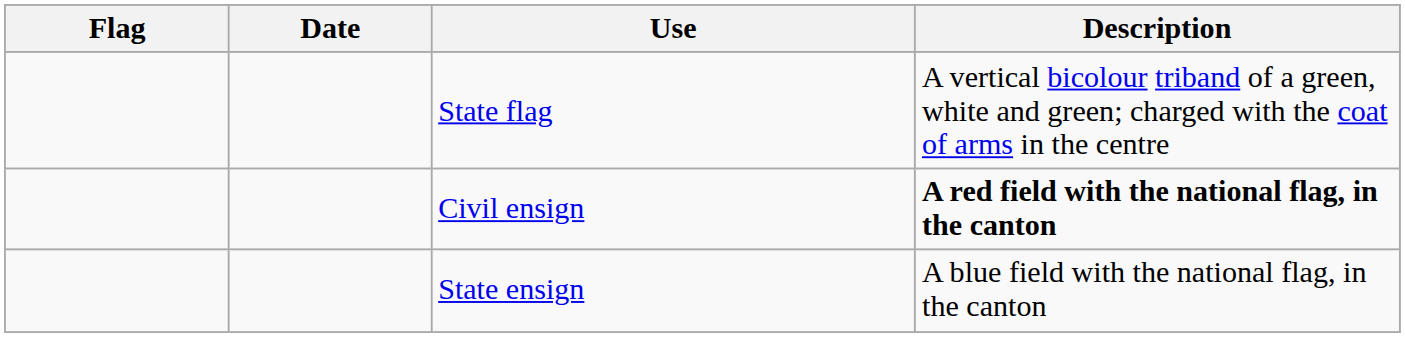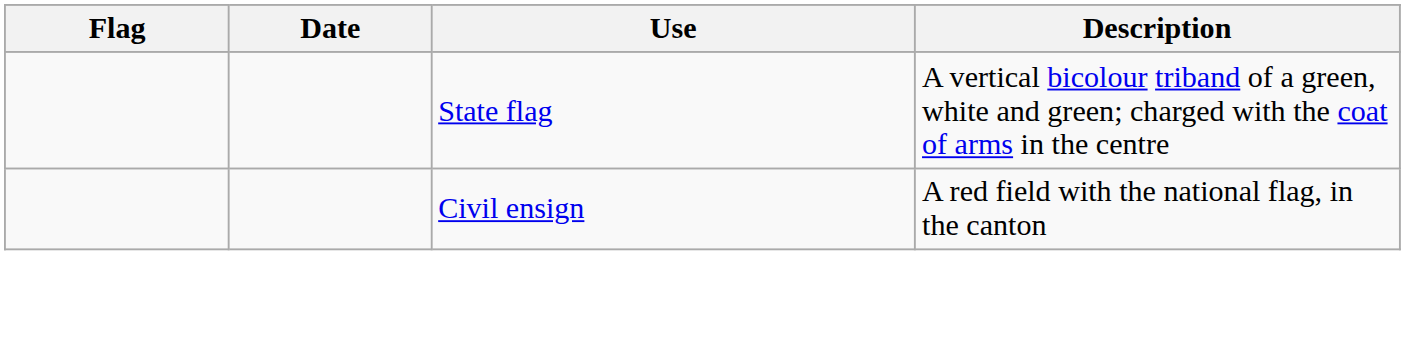(1150, 208) bold -> (1138, 208) normal
- row: (511, 289)
